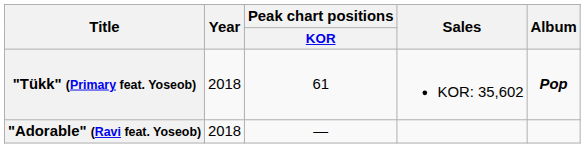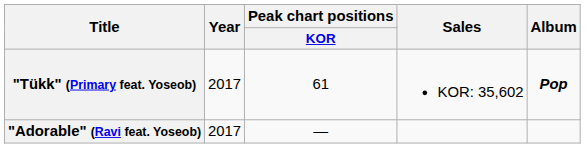(225, 84) 2018 -> (225, 84) 2017
(225, 131) 2018 -> (225, 131) 2017
